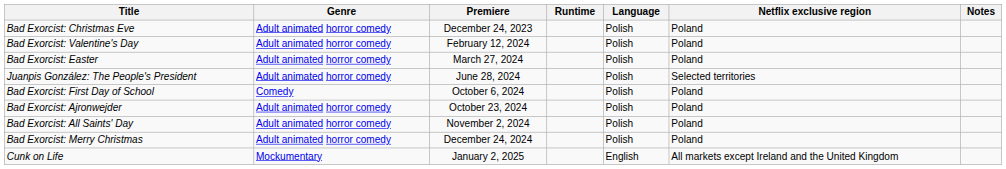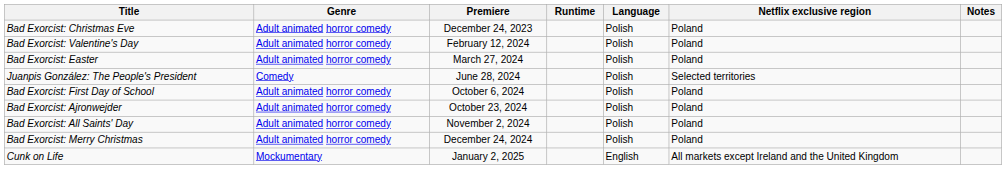(323, 76) Adult animated horror comedy -> (275, 76) Comedy
(275, 92) Comedy -> (323, 92) Adult animated horror comedy
